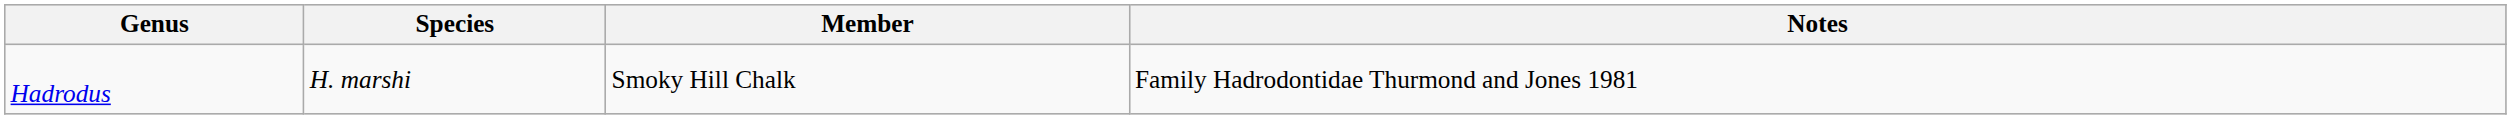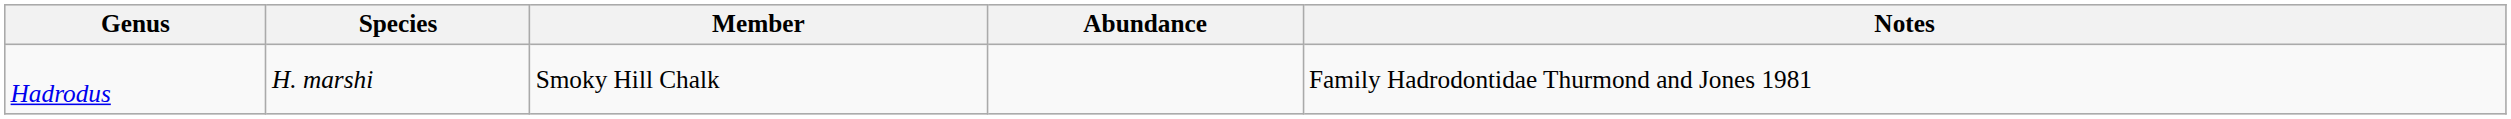+ column: (1145, 24)
